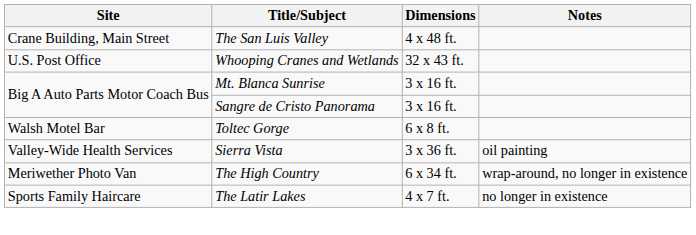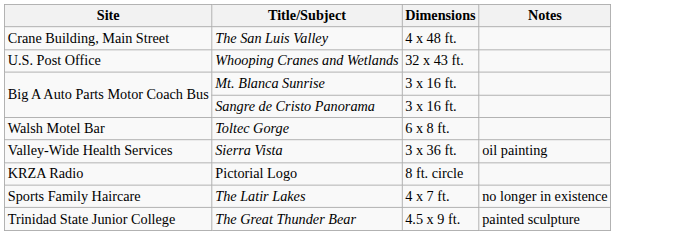+ row: (256, 173)
- row: (267, 173)
+ row: (286, 219)
